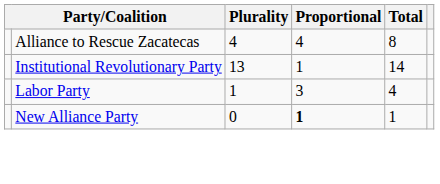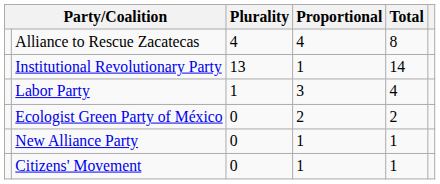+ row: (119, 116)
(299, 116) bold -> (300, 141) normal
+ row: (78, 166)
